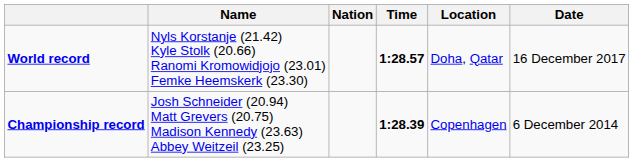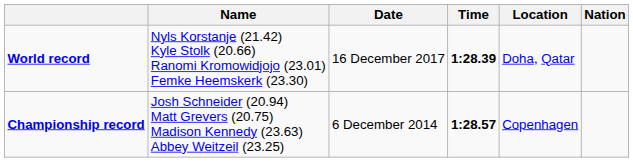columns swapped: (353, 15) <-> (569, 15)
(402, 58) 1:28.57 -> (474, 58) 1:28.39
(402, 124) 1:28.39 -> (474, 124) 1:28.57
